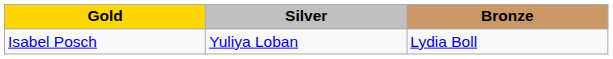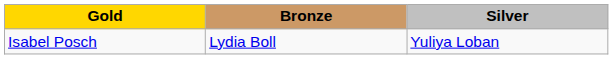columns swapped: (306, 16) <-> (507, 16)
